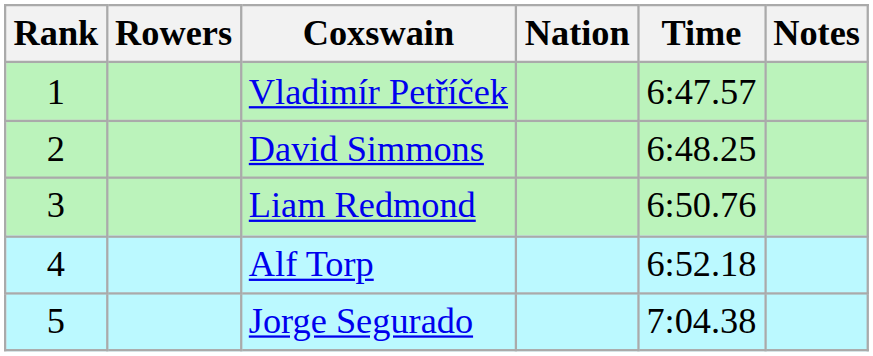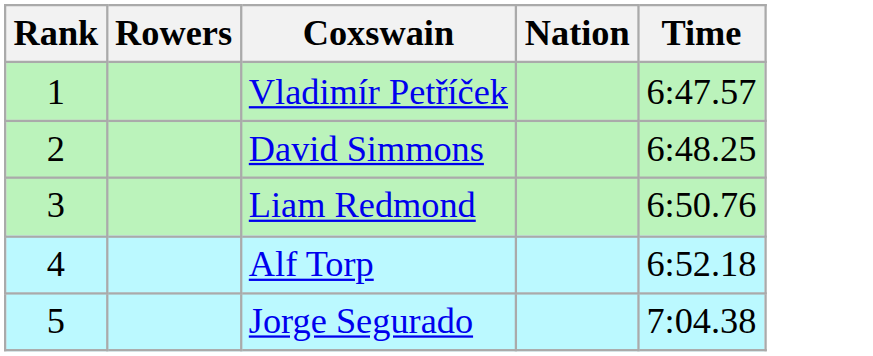- column: (817, 33)
